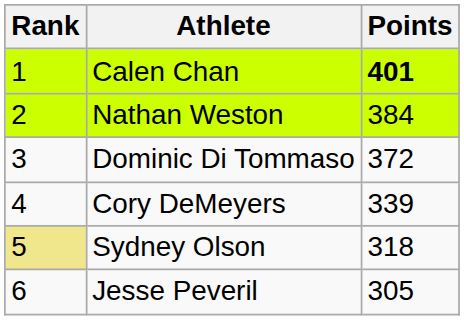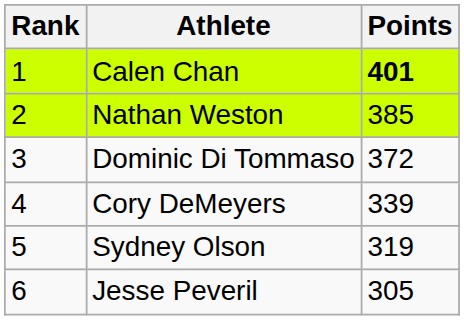(391, 114) 384 -> (391, 114) 385
(19, 247) khaki background -> (19, 247) no background
(391, 247) 318 -> (391, 247) 319
